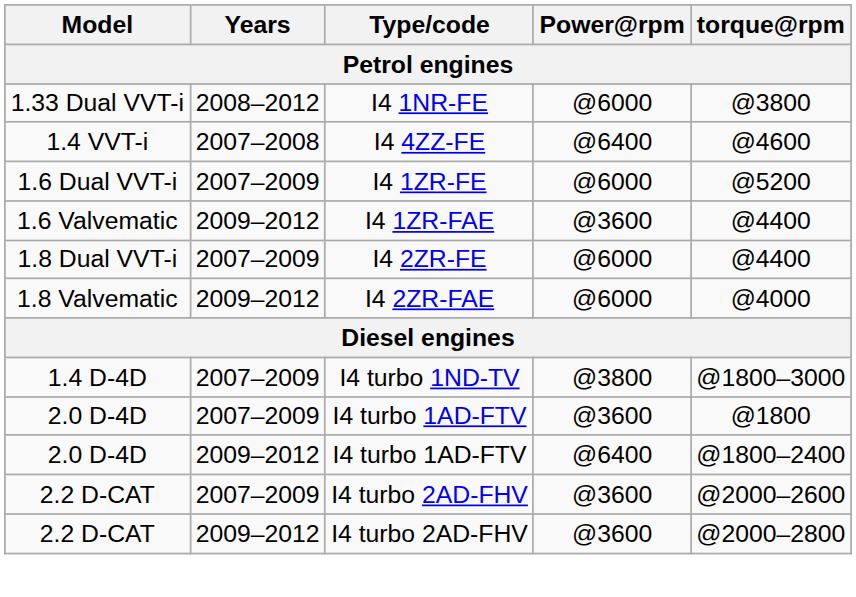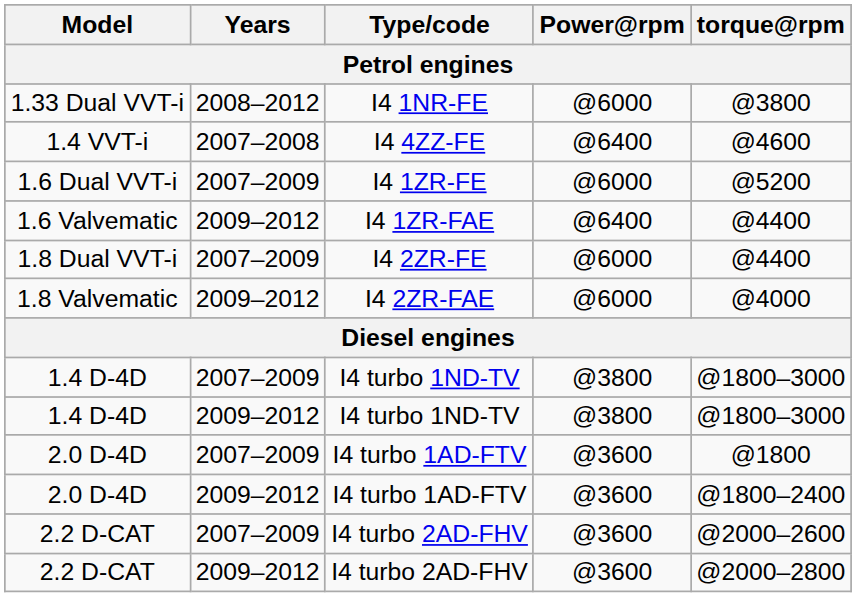(612, 220) @3600 -> (612, 220) @6400
+ row: (97, 416)
(612, 455) @6400 -> (612, 494) @3600
